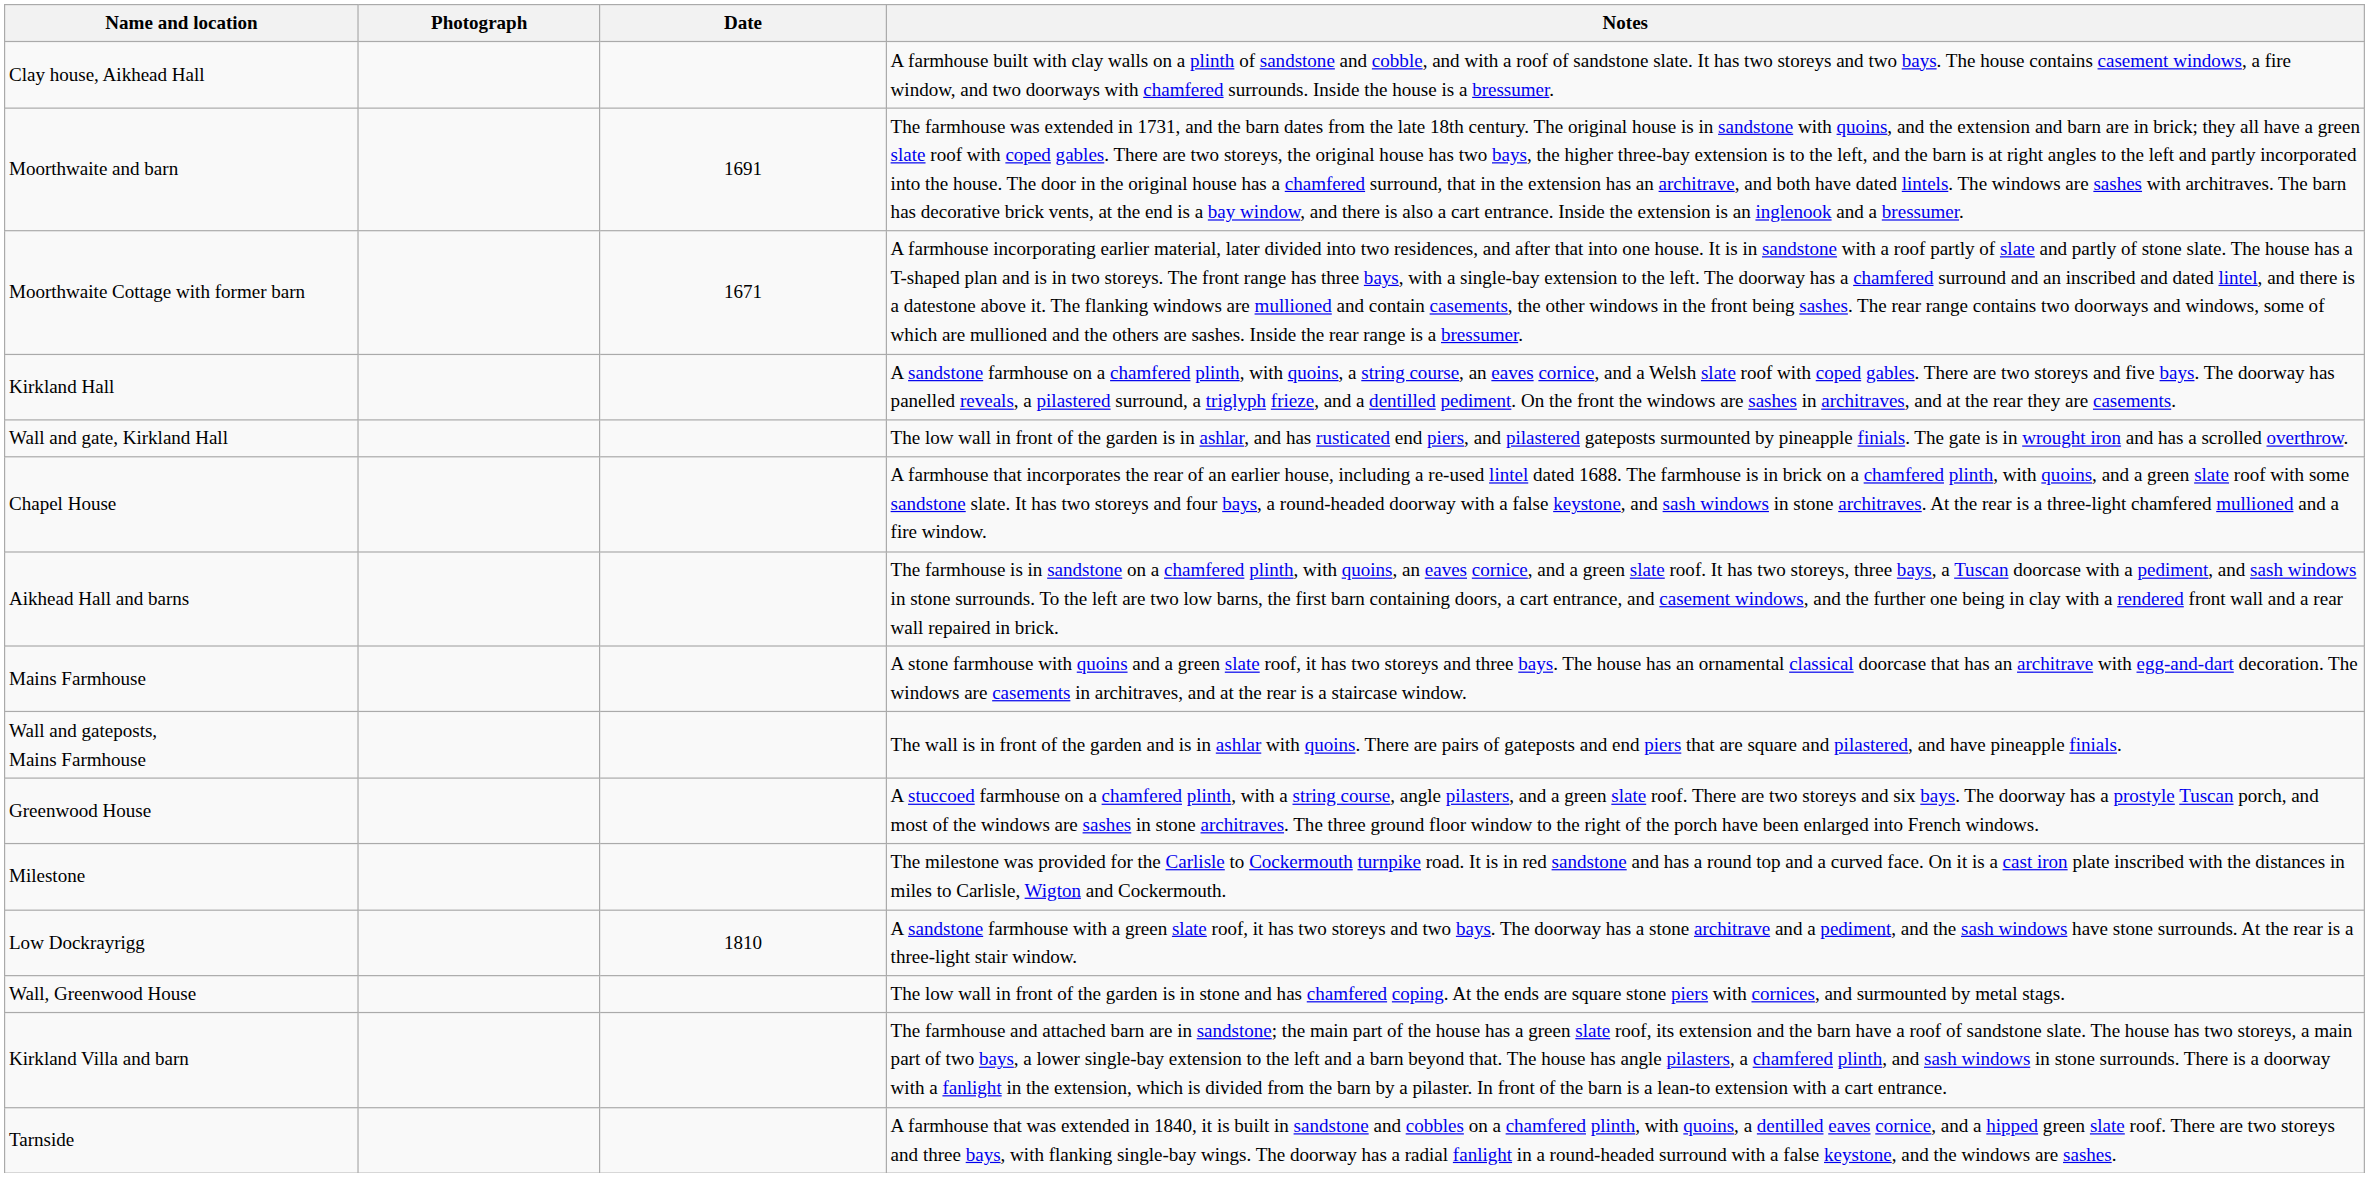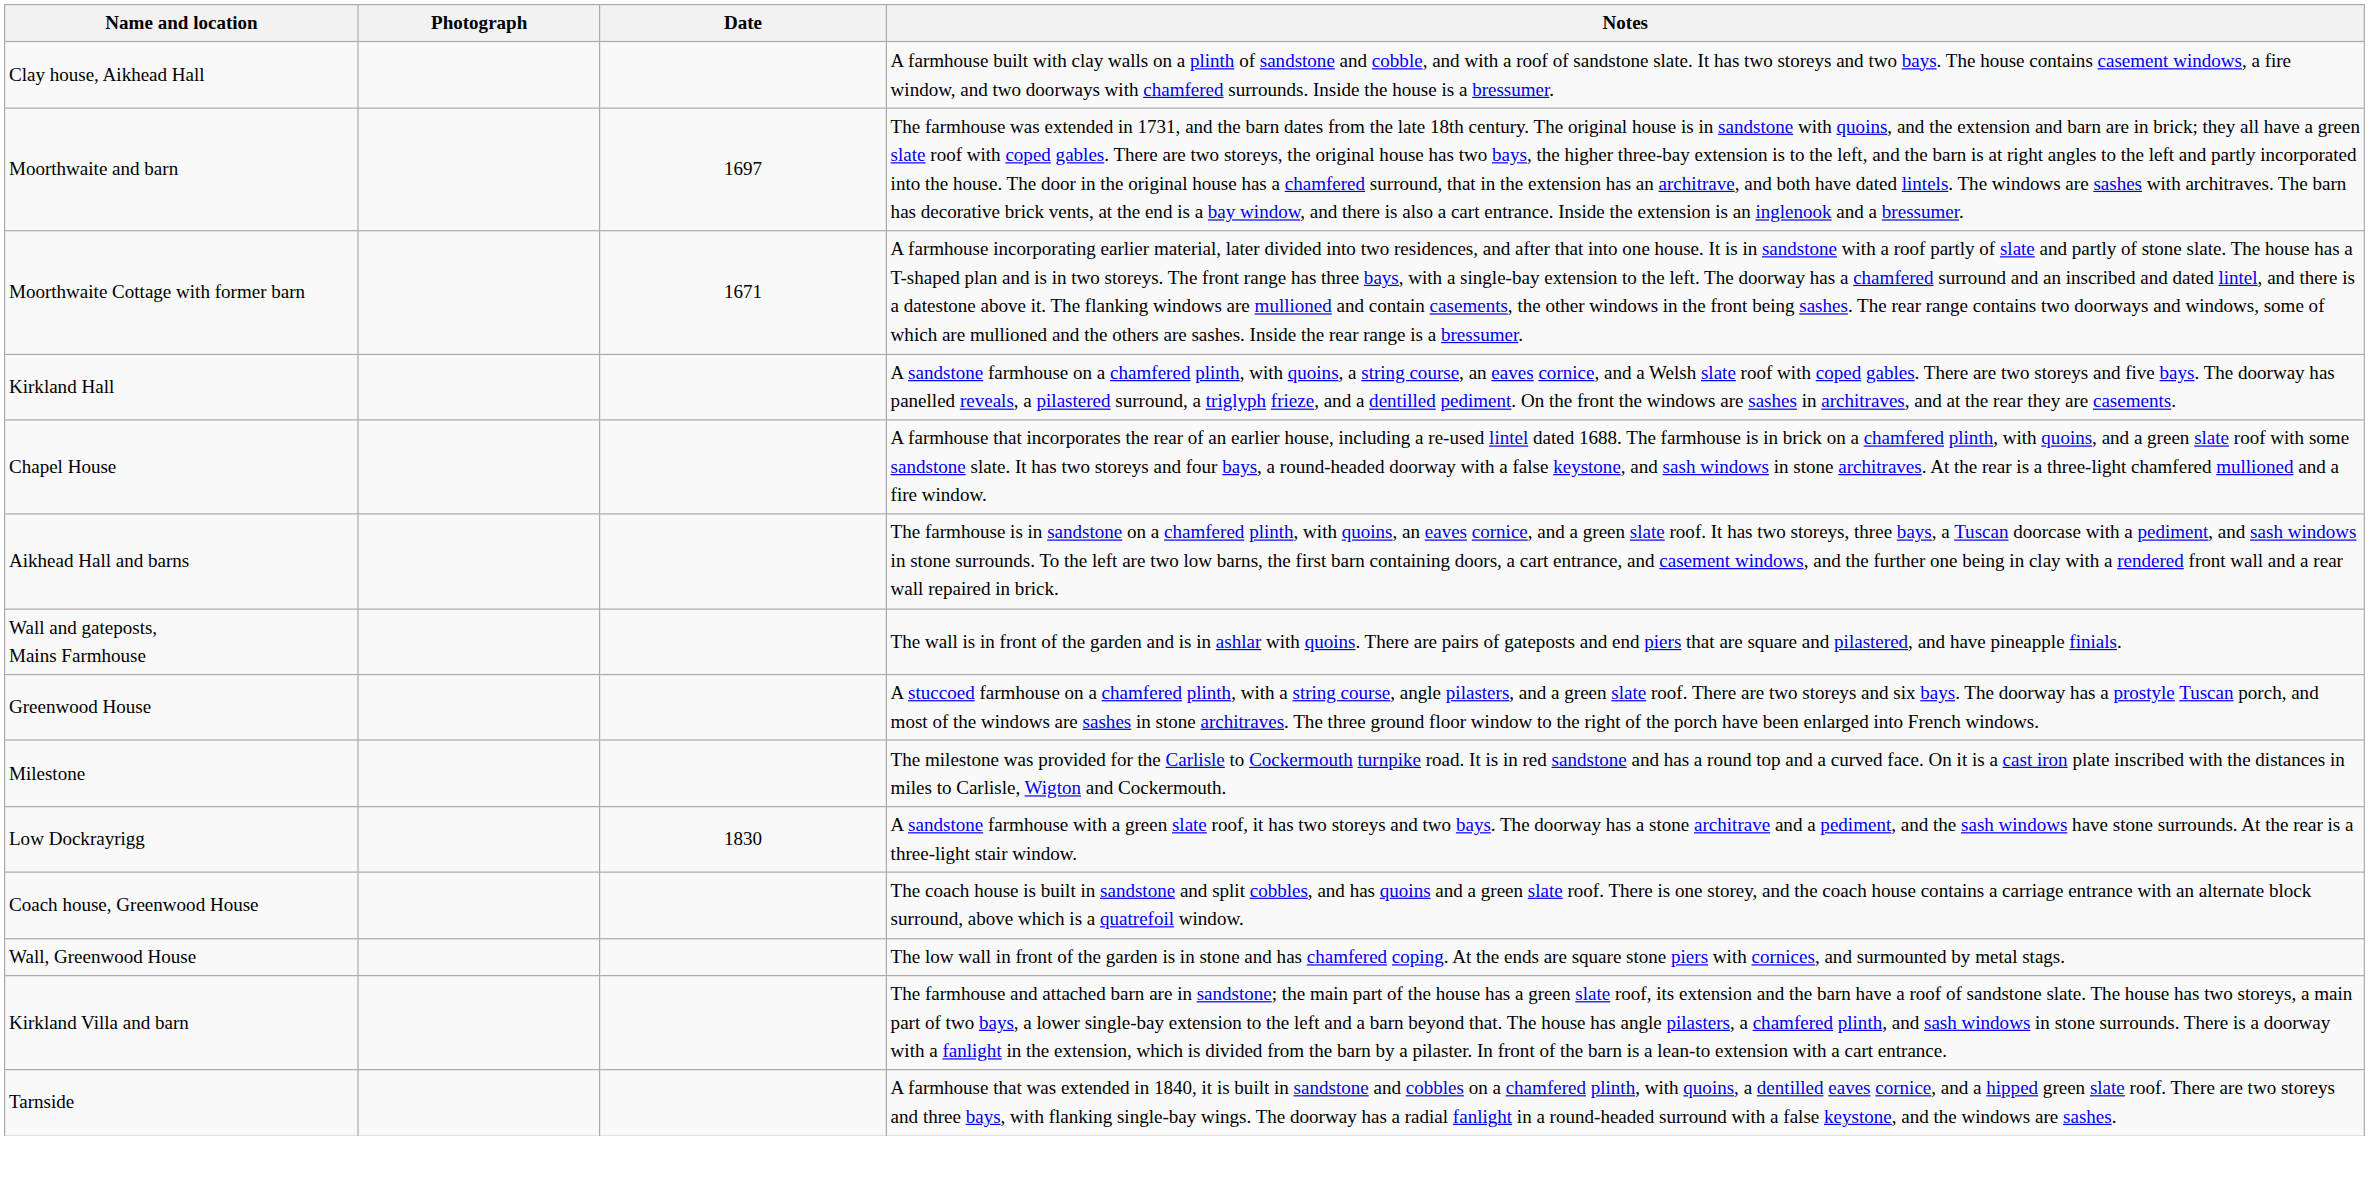(743, 169) 1691 -> (743, 169) 1697
- row: (118, 438)
- row: (77, 678)
(743, 942) 1810 -> (743, 839) 1830
+ row: (134, 905)
